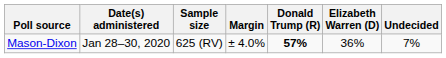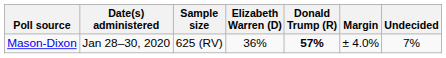columns swapped: (247, 26) <-> (352, 20)
